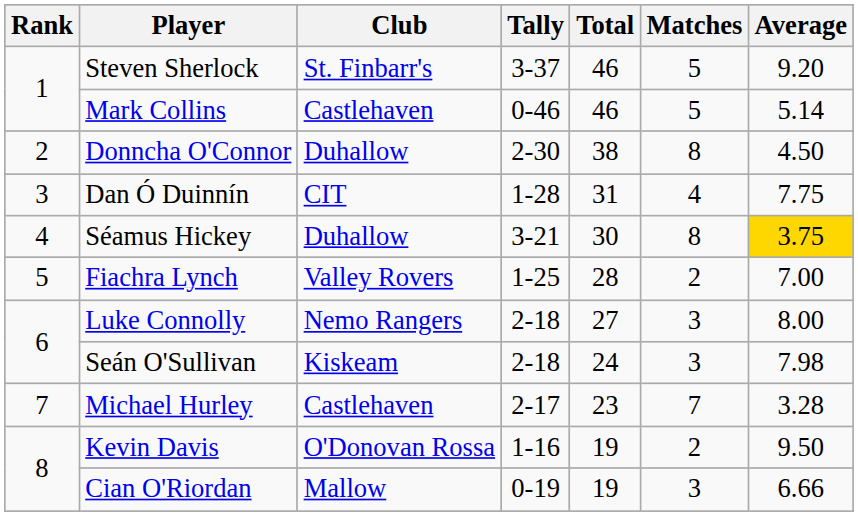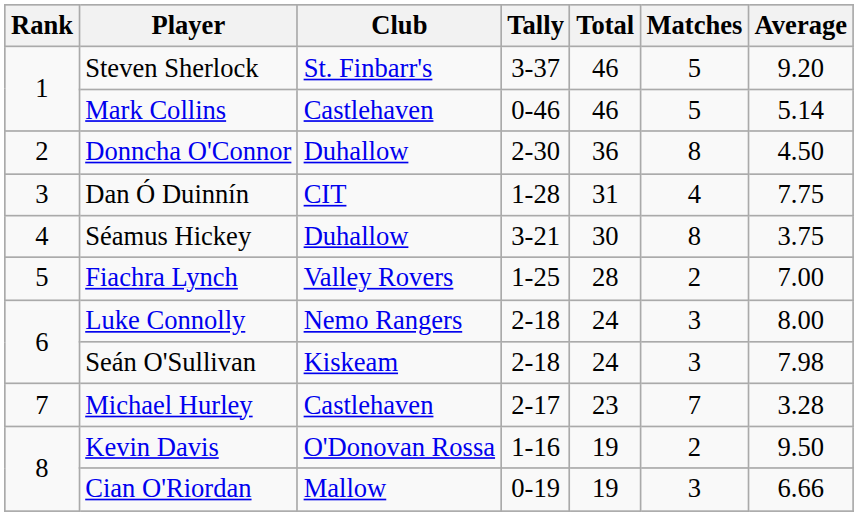(605, 151) 38 -> (605, 151) 36
(801, 236) gold background -> (801, 236) no background
(605, 320) 27 -> (605, 320) 24
